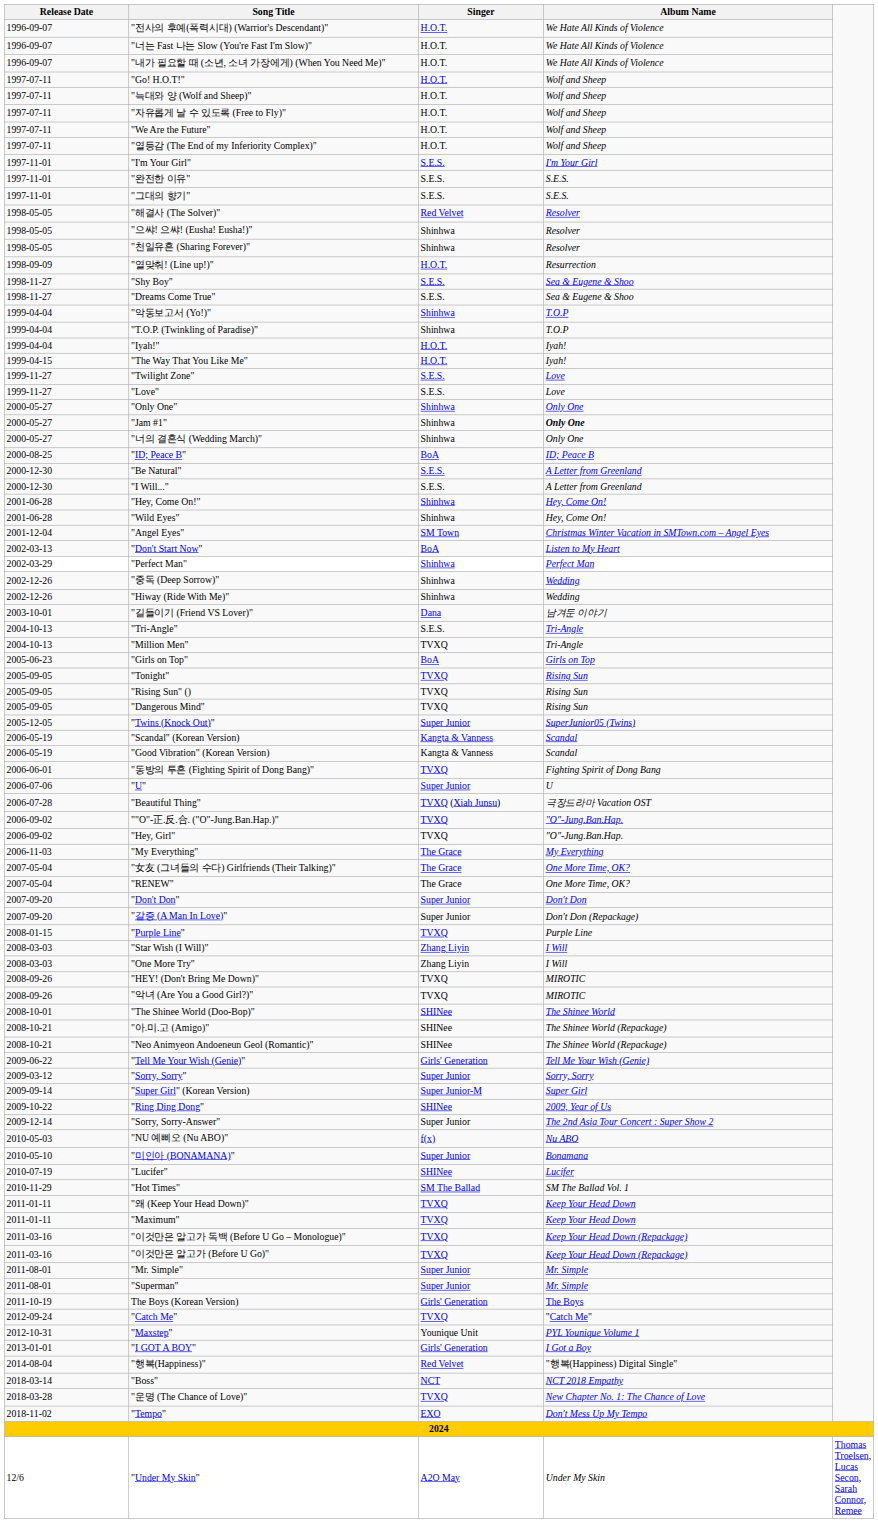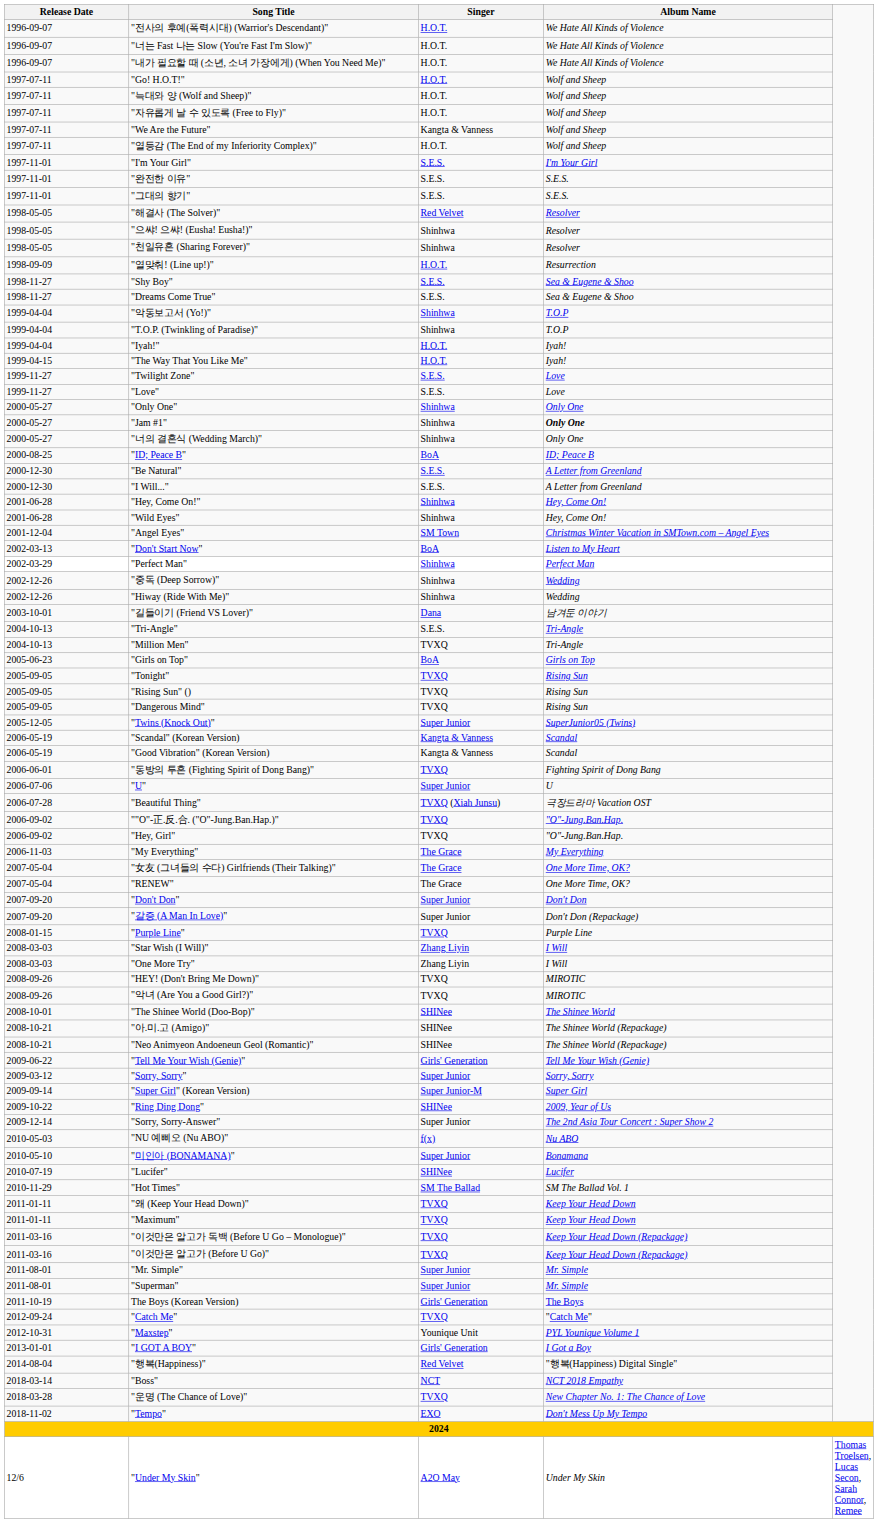(434, 129) H.O.T. -> (457, 129) Kangta & Vanness
